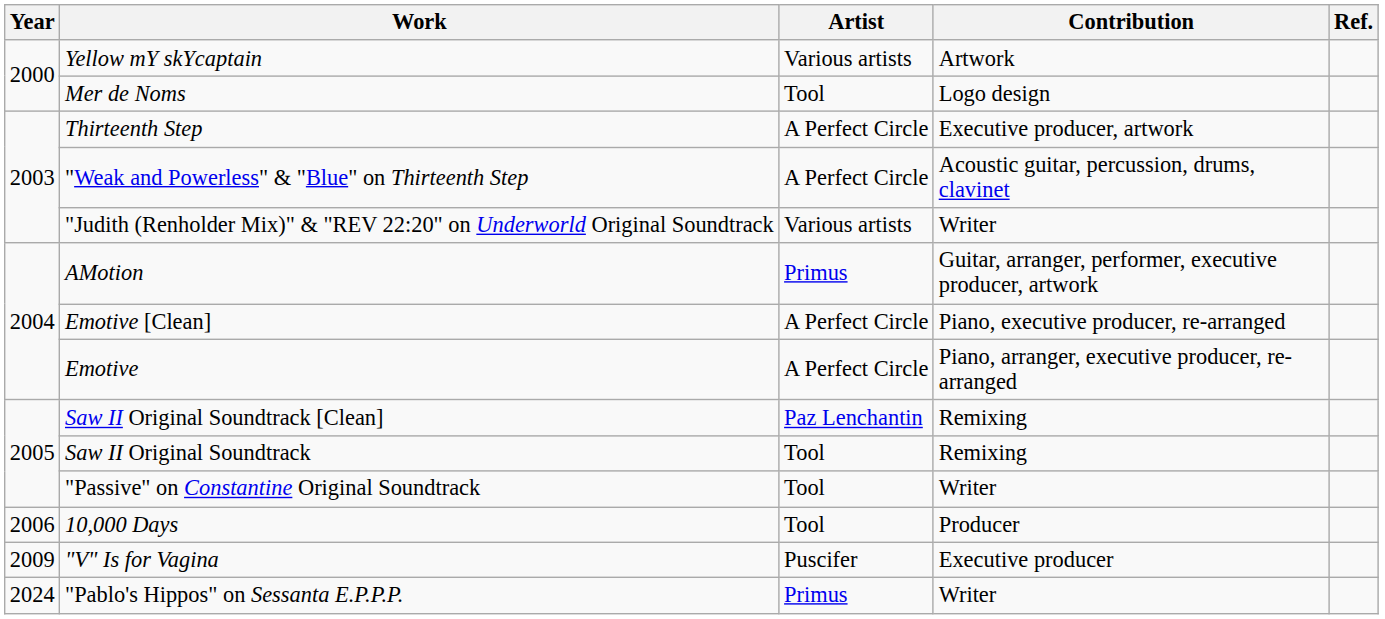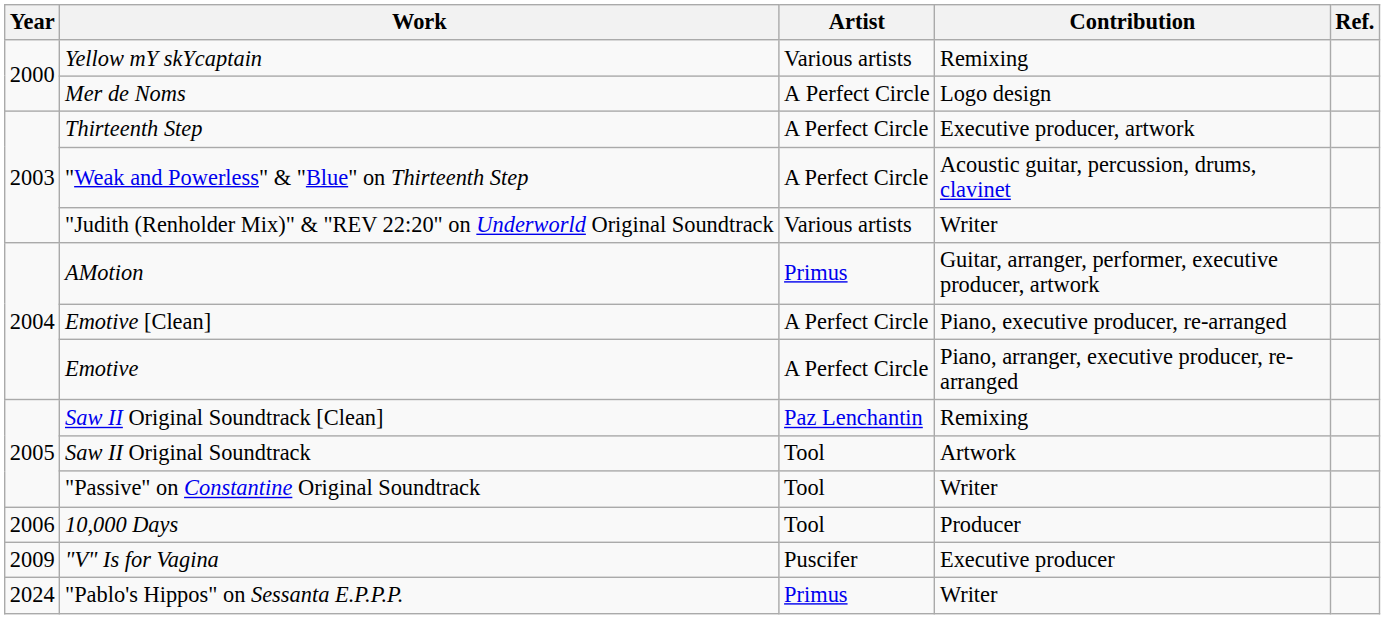(977, 57) Artwork -> (984, 57) Remixing
(804, 93) Tool -> (857, 93) A Perfect Circle
(983, 453) Remixing -> (978, 453) Artwork
